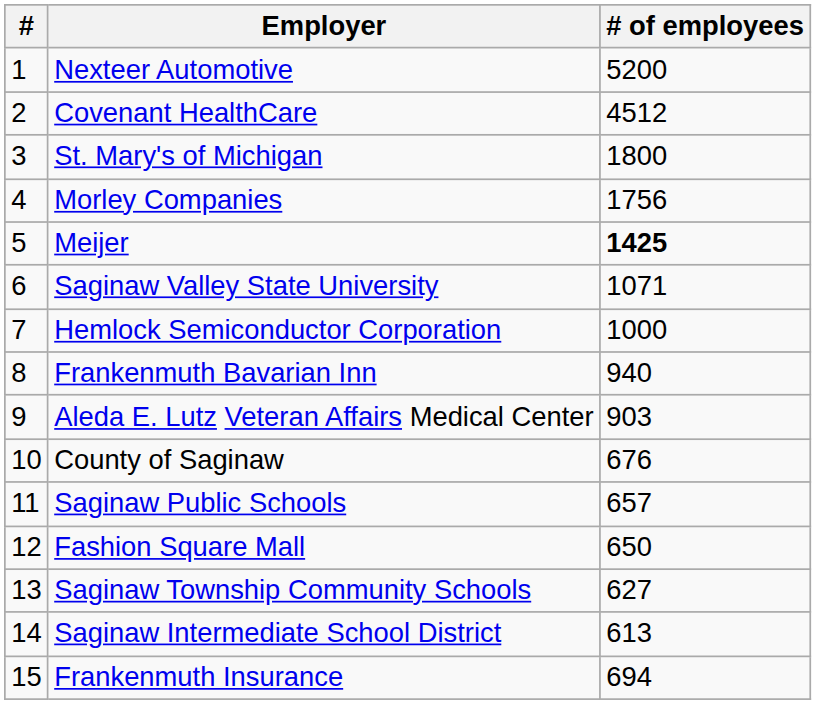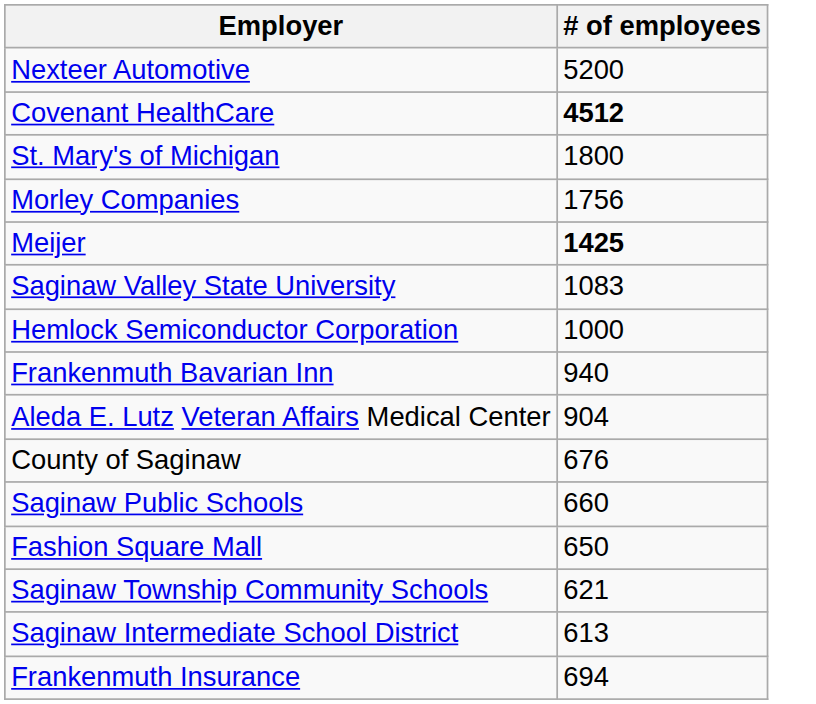- column: (26, 26)
(637, 112) normal -> (594, 112) bold
(637, 286) 1071 -> (594, 286) 1083
(629, 416) 903 -> (586, 416) 904
(629, 503) 657 -> (586, 503) 660
(629, 590) 627 -> (586, 590) 621
